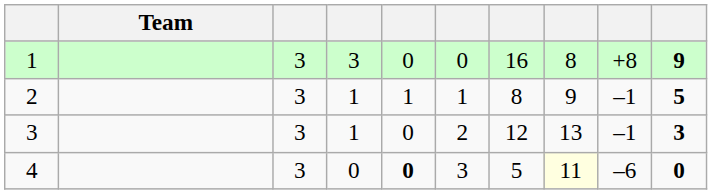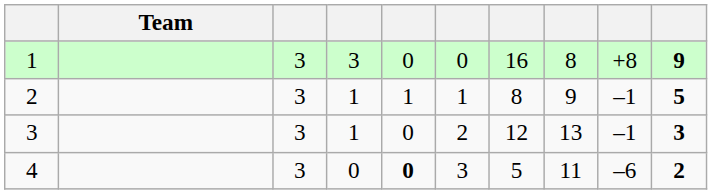(571, 170) lightyellow background -> (571, 170) no background
(679, 170) 0 -> (679, 170) 2
